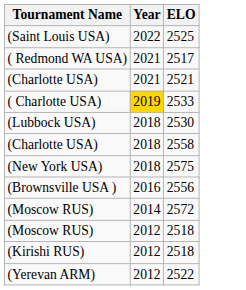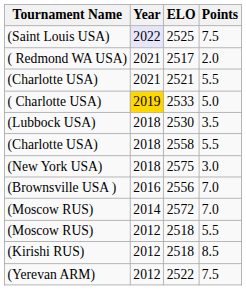+ column: (220, 15)
(147, 36) no background -> (147, 36) lavender background
